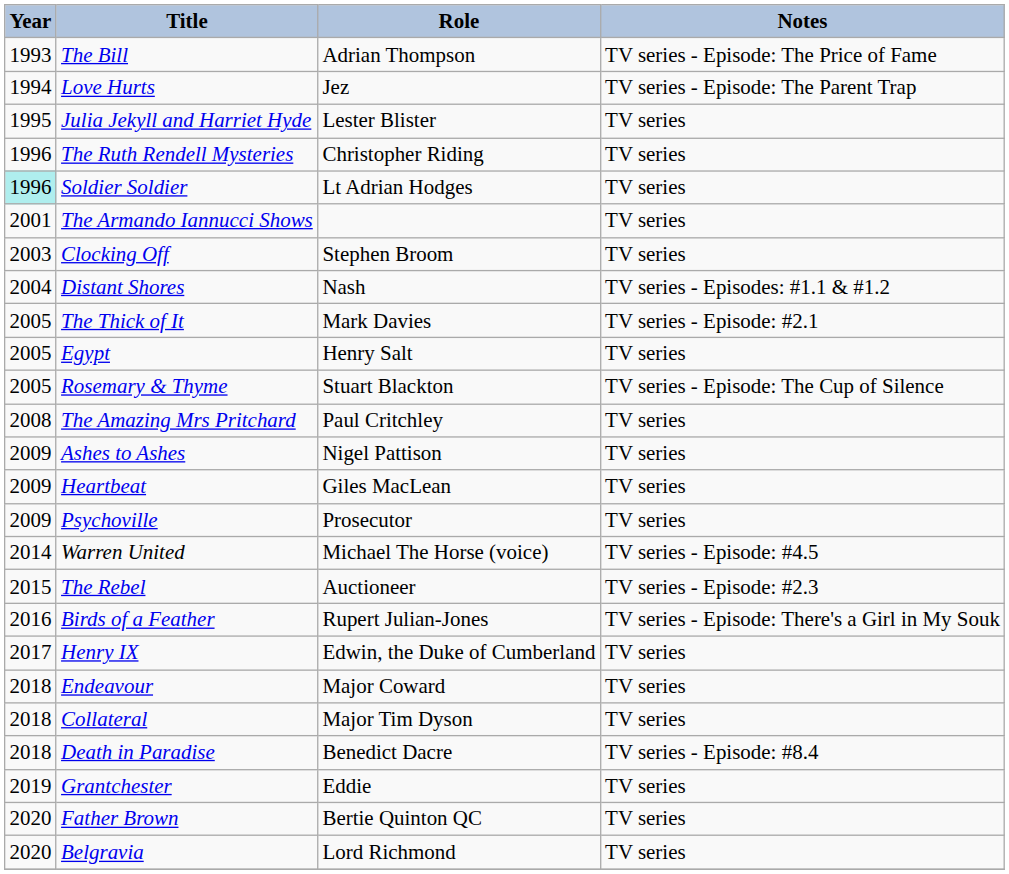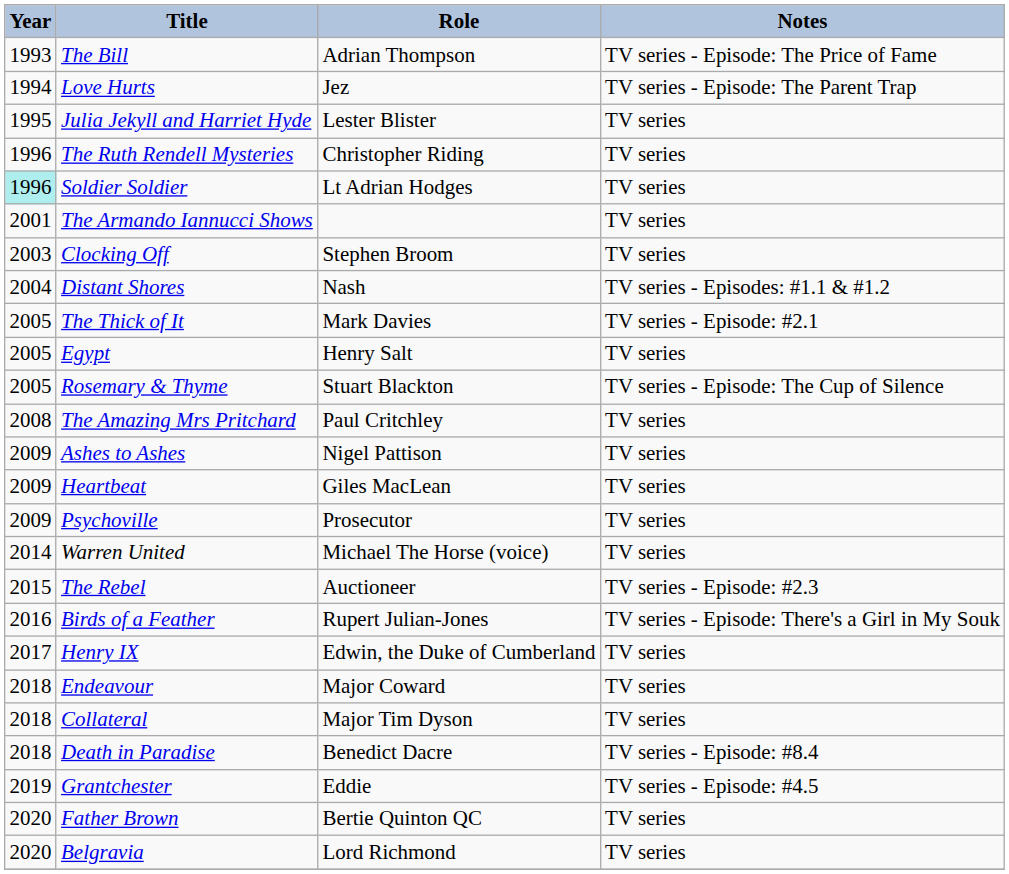(712, 552) TV series - Episode: #4.5 -> (645, 552) TV series
(645, 785) TV series -> (712, 785) TV series - Episode: #4.5
